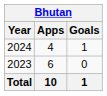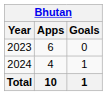rows swapped: (19, 64) <-> (19, 47)
